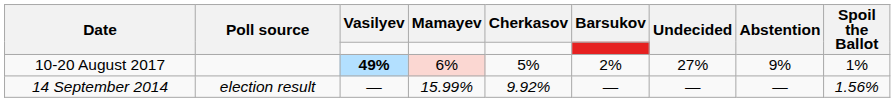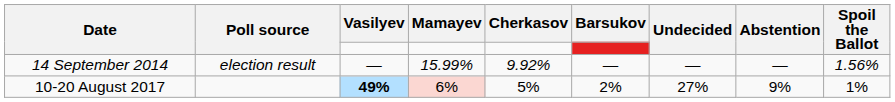rows swapped: (100, 65) <-> (100, 86)
